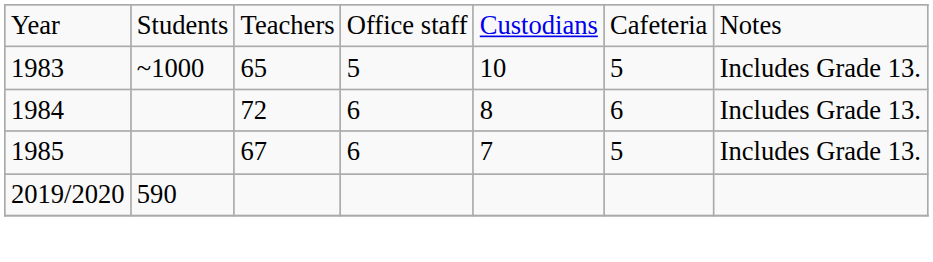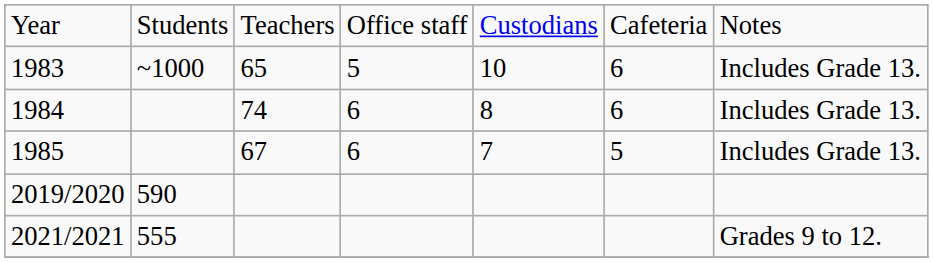(617, 67) 5 -> (617, 67) 6
(254, 109) 72 -> (254, 109) 74
+ row: (68, 236)
